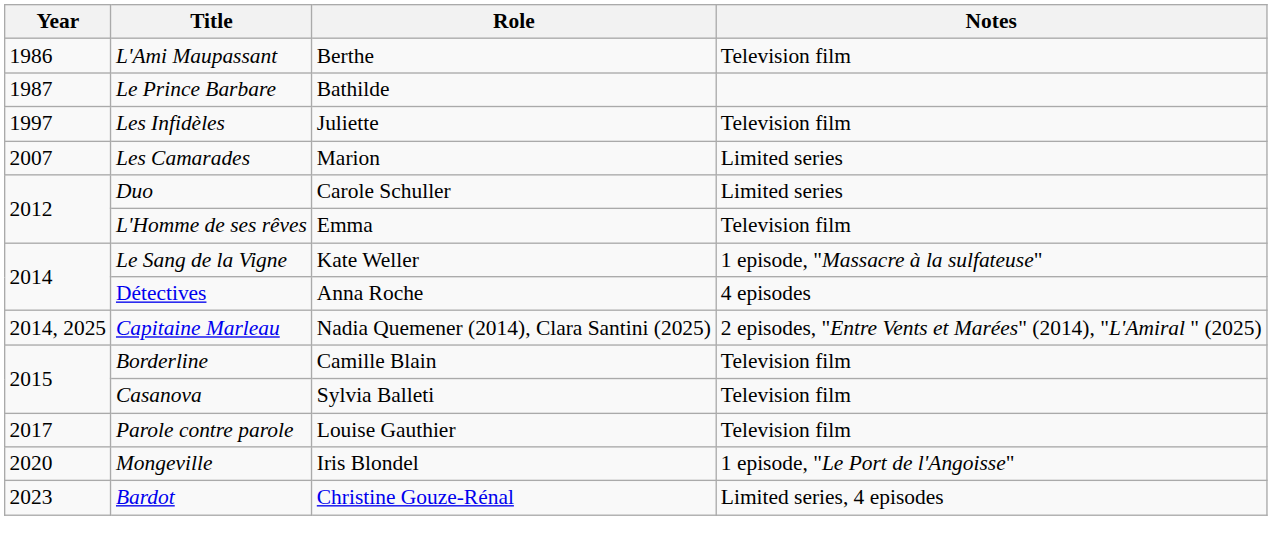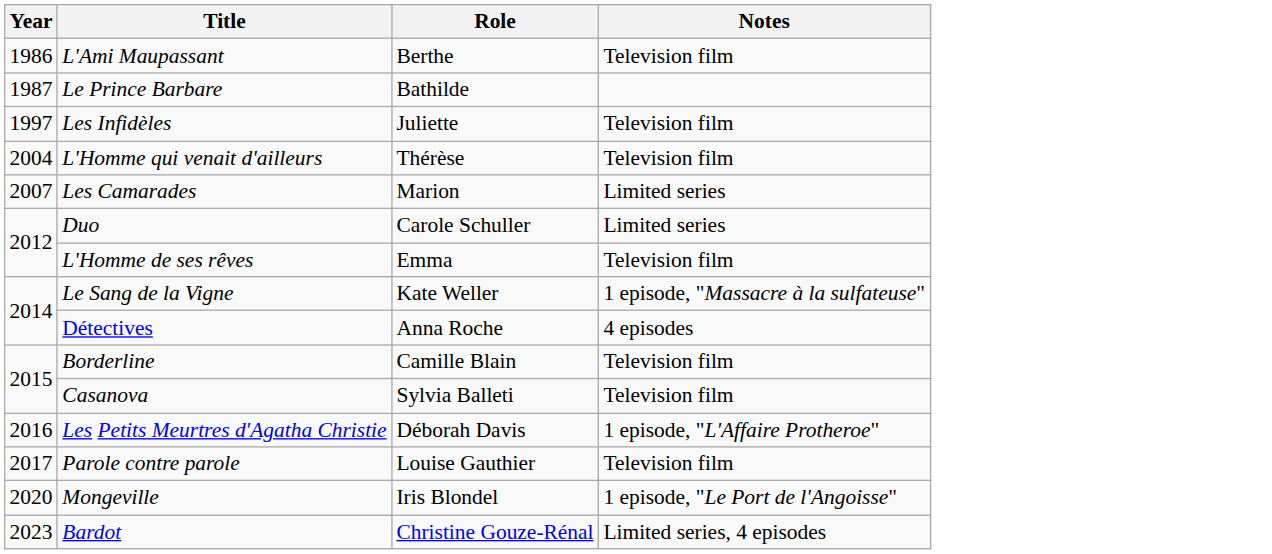+ row: (192, 157)
- row: (198, 327)
+ row: (224, 429)
